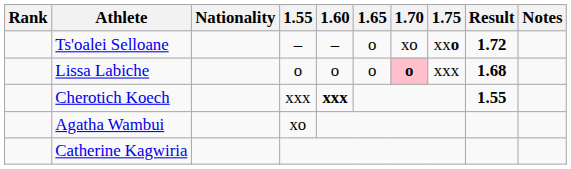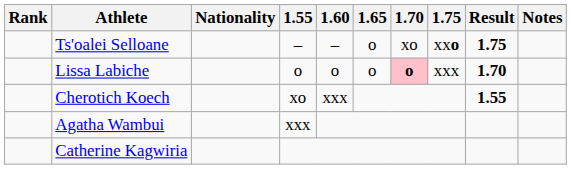(492, 44) 1.72 -> (492, 44) 1.75
(492, 71) 1.68 -> (492, 71) 1.70
(298, 97) xxx -> (298, 97) xo
(335, 97) bold -> (335, 97) normal
(298, 124) xo -> (298, 124) xxx
